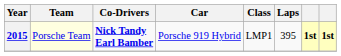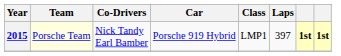(124, 36) bold -> (122, 36) normal
(288, 36) 395 -> (283, 36) 397
